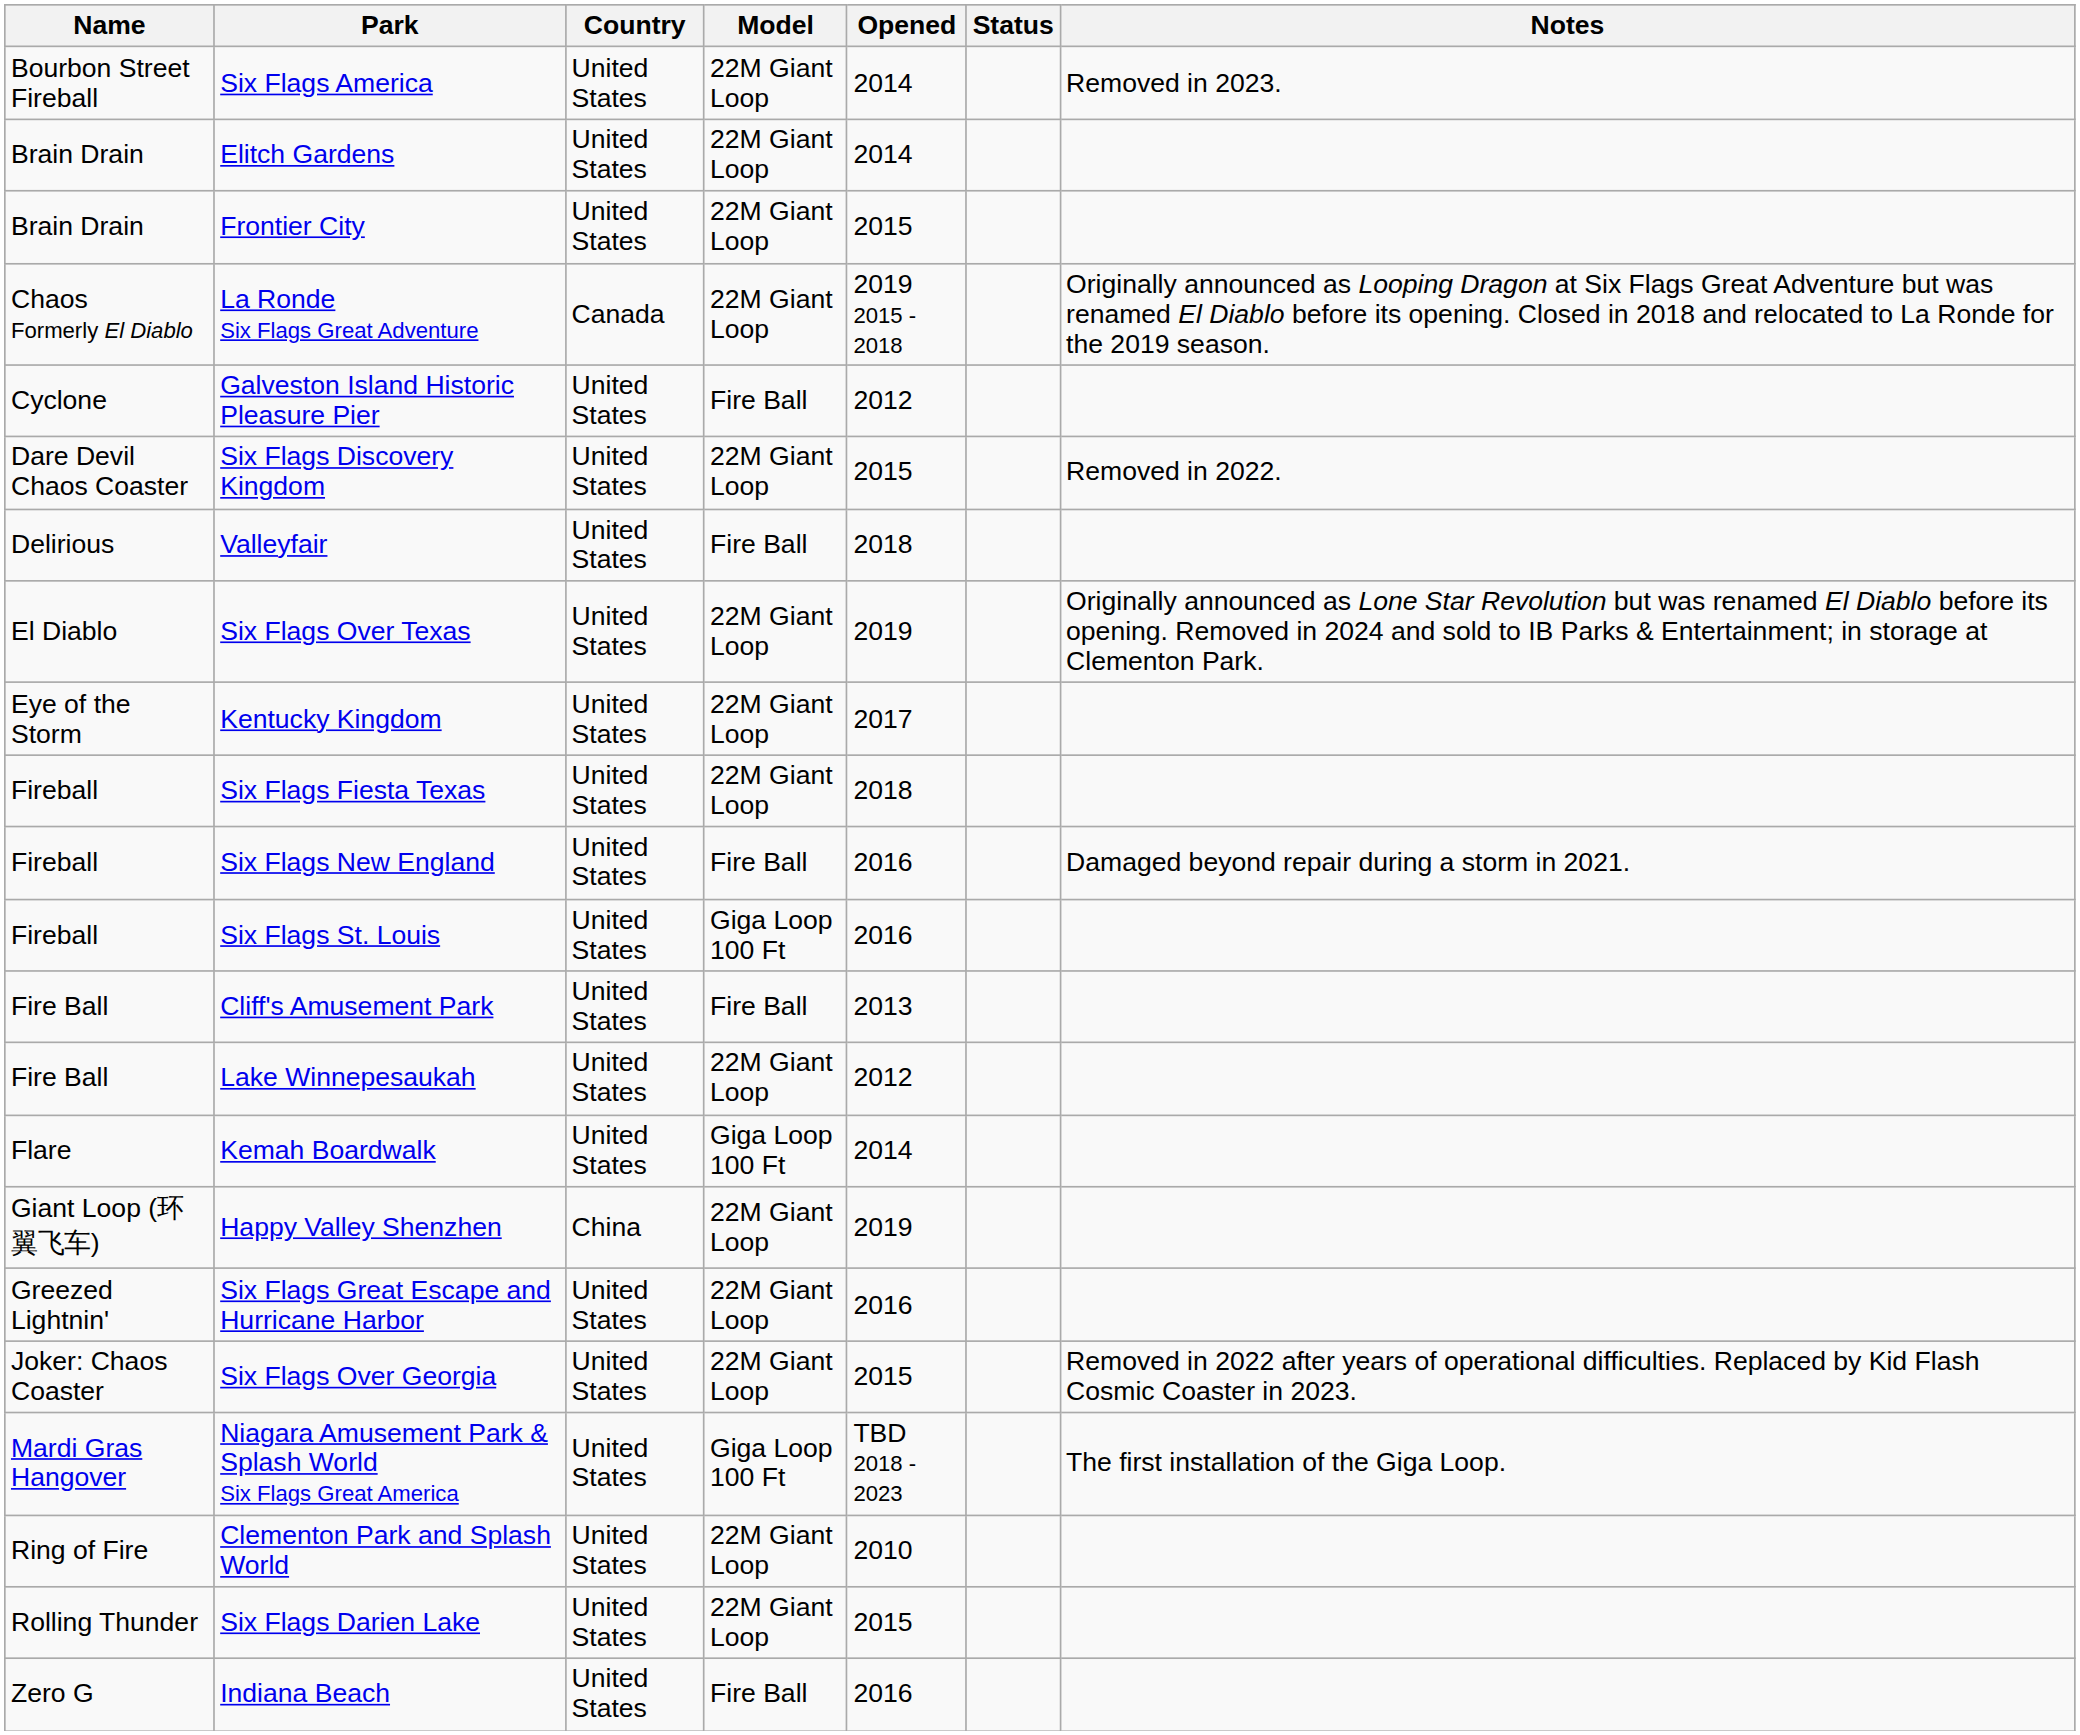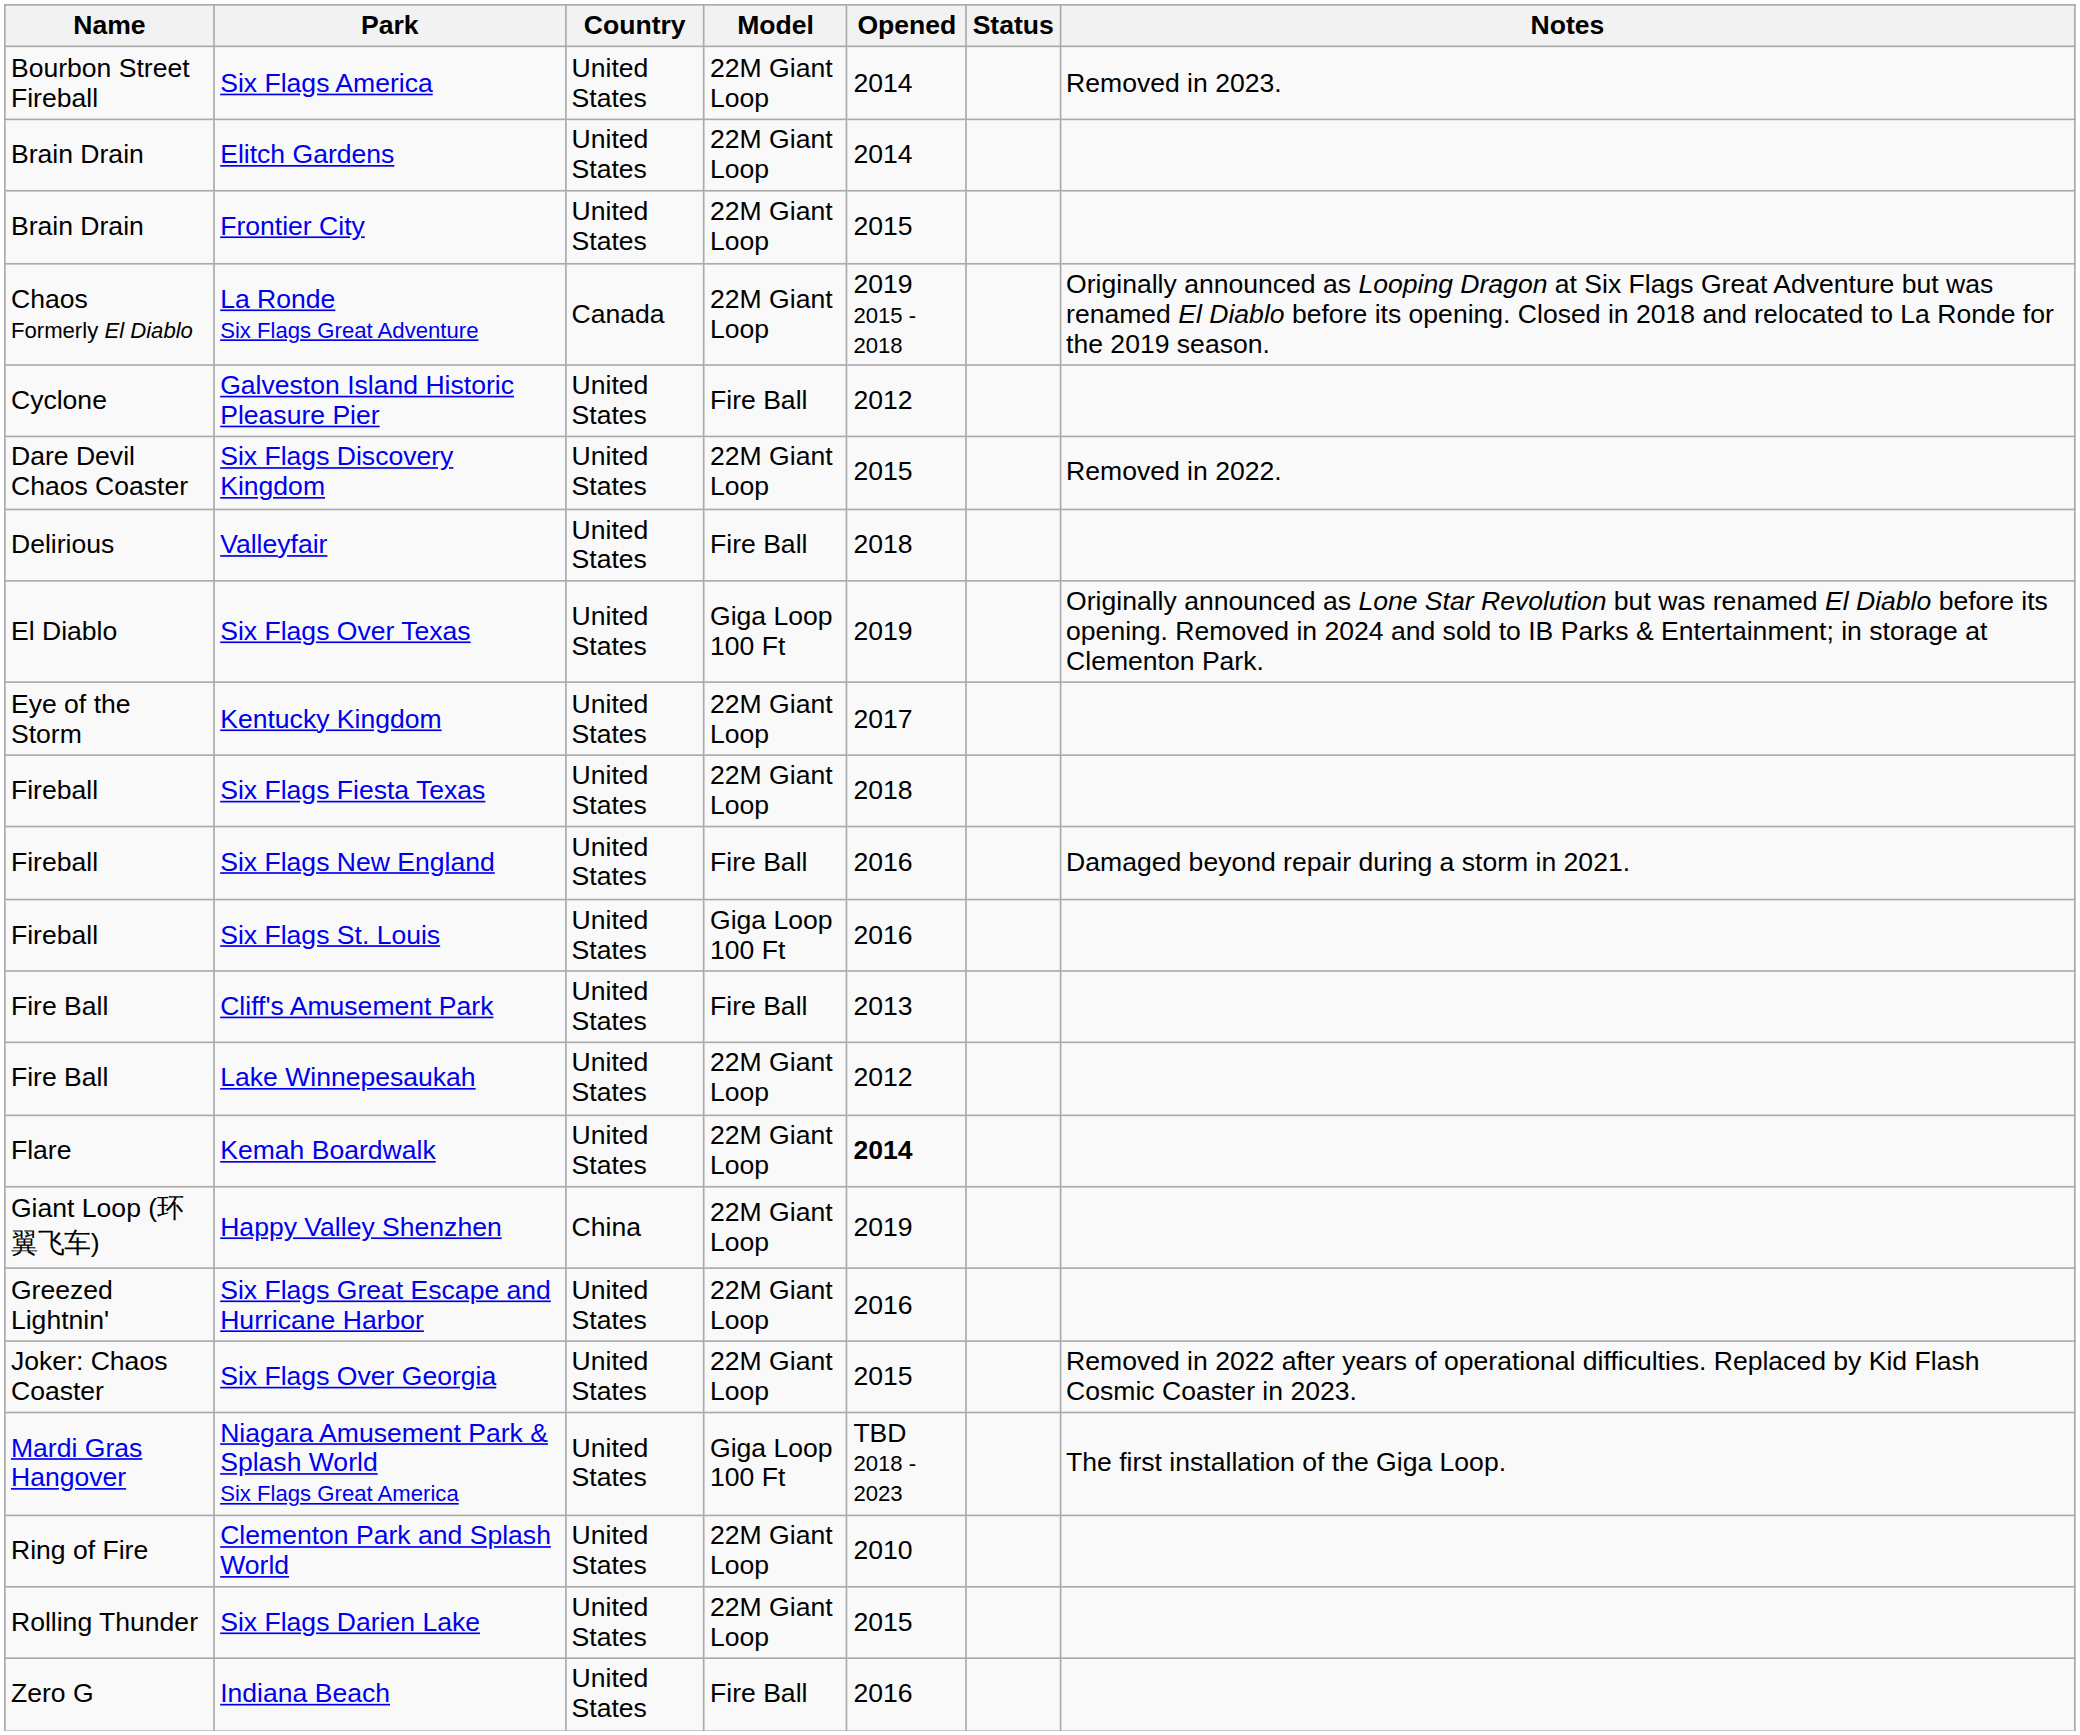(771, 631) 22M Giant Loop -> (771, 631) Giga Loop 100 Ft
(771, 1150) Giga Loop 100 Ft -> (771, 1150) 22M Giant Loop
(883, 1150) normal -> (883, 1150) bold
